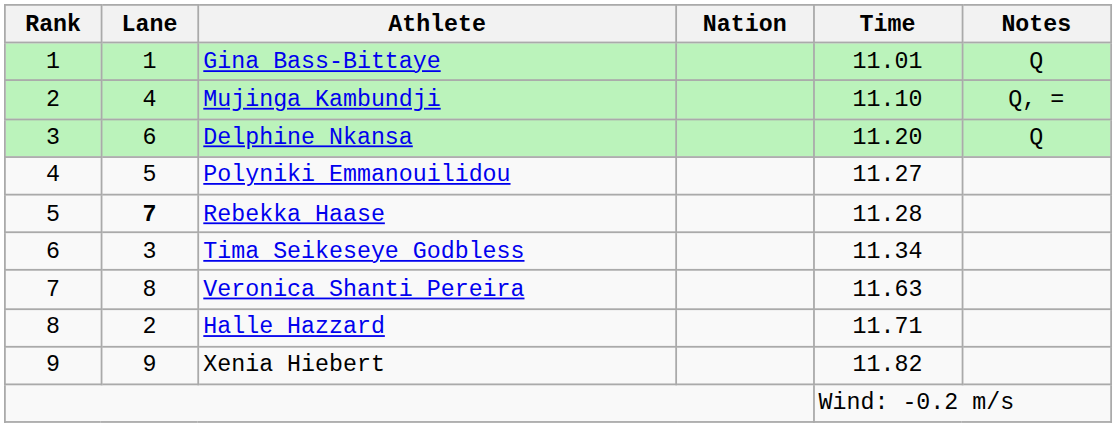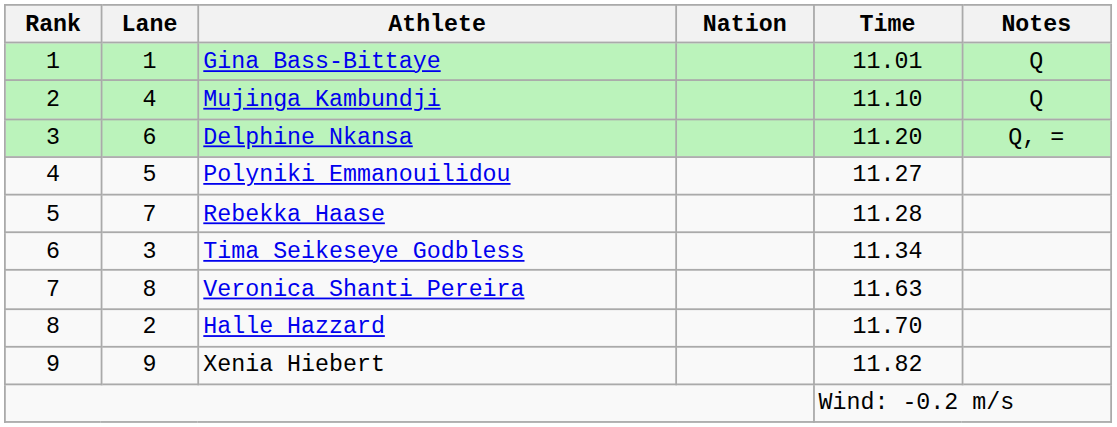(1036, 100) Q, = -> (1036, 100) Q
(1036, 138) Q -> (1036, 138) Q, =
(150, 213) bold -> (150, 213) normal
(887, 327) 11.71 -> (887, 327) 11.70
